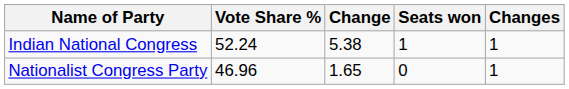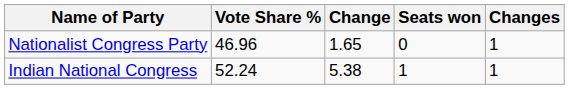rows swapped: (103, 44) <-> (108, 71)
